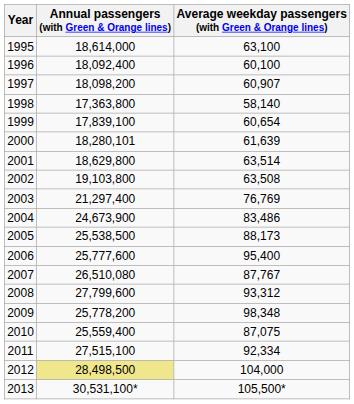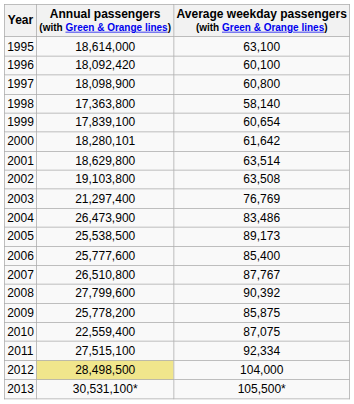(105, 65) 18,092,400 -> (105, 65) 18,092,420
(105, 84) 18,098,200 -> (105, 84) 18,098,900
(262, 84) 60,907 -> (262, 84) 60,800
(262, 141) 61,639 -> (262, 141) 61,642
(105, 217) 24,673,900 -> (105, 217) 26,473,900
(262, 236) 88,173 -> (262, 236) 89,173
(262, 255) 95,400 -> (262, 255) 85,400
(105, 274) 26,510,080 -> (105, 274) 26,510,800
(262, 293) 93,312 -> (262, 293) 90,392
(262, 312) 98,348 -> (262, 312) 85,875
(105, 332) 25,559,400 -> (105, 332) 22,559,400
